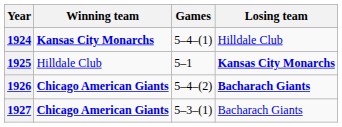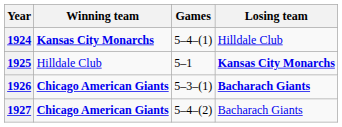(193, 86) 5–4–(2) -> (193, 86) 5–3–(1)
(193, 110) 5–3–(1) -> (193, 110) 5–4–(2)
